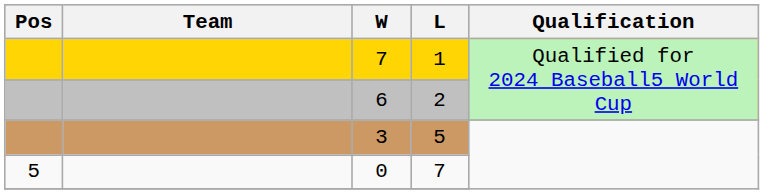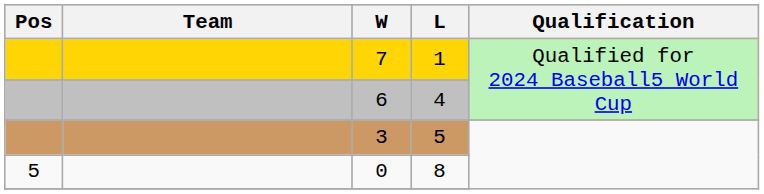(439, 100) 2 -> (439, 100) 4
(439, 171) 7 -> (439, 171) 8
